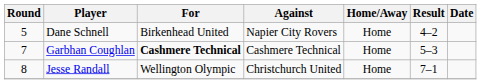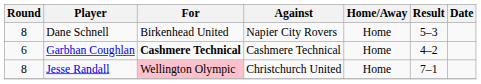(24, 32) 5 -> (24, 32) 8
(429, 32) 4–2 -> (429, 32) 5–3
(24, 50) 7 -> (24, 50) 6
(429, 50) 5–3 -> (429, 50) 4–2
(188, 69) no background -> (188, 69) pink background
